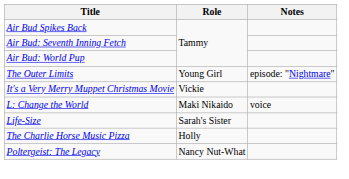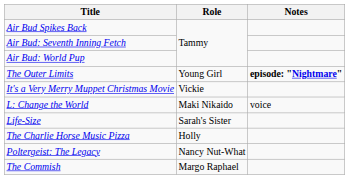(292, 74) normal -> (296, 74) bold
+ row: (34, 167)
